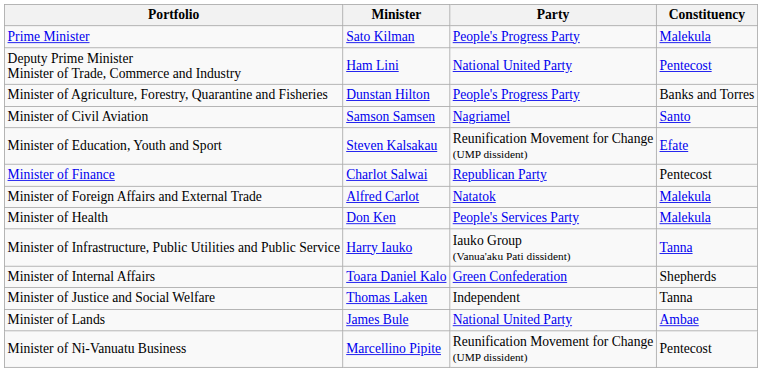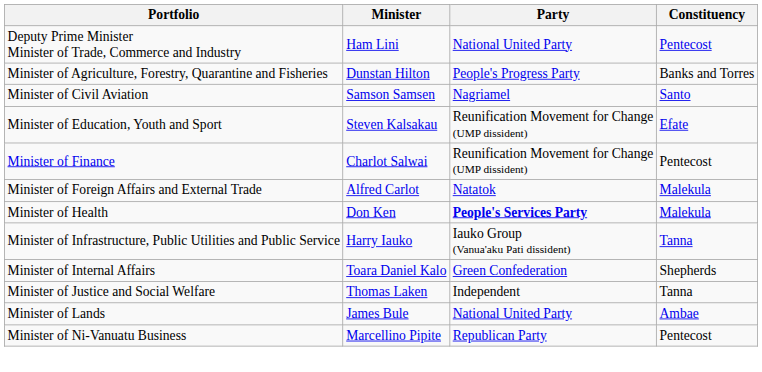- row: (49, 36)
(500, 175) Republican Party -> (553, 161) Reunification Movement for Change (UMP dissident)
(516, 218) normal -> (520, 212) bold
(553, 349) Reunification Movement for Change (UMP dissident) -> (500, 335) Republican Party
